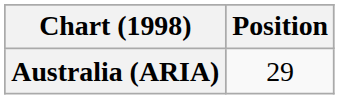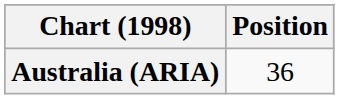(280, 70) 29 -> (280, 70) 36
